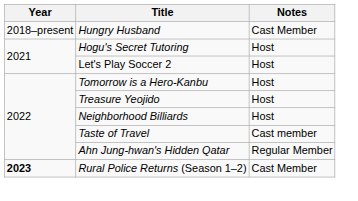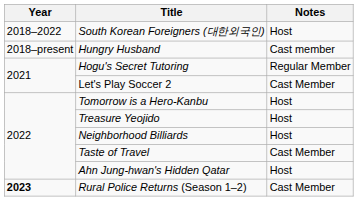+ row: (172, 31)
(284, 30) Cast Member -> (302, 49) Cast member
(263, 47) Host -> (310, 66) Regular Member
(263, 64) Host -> (302, 84) Cast Member
(284, 133) Cast member -> (302, 153) Cast Member
(292, 151) Regular Member -> (281, 170) Host
